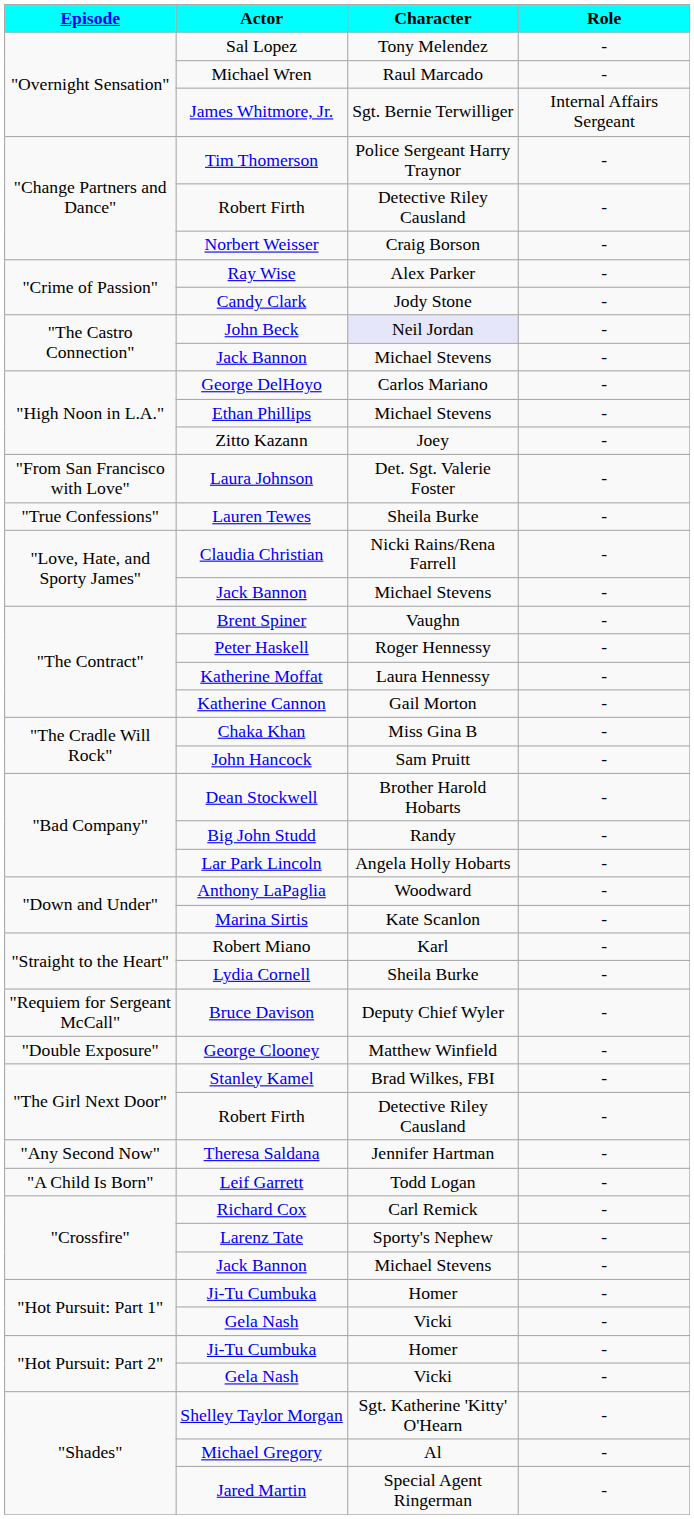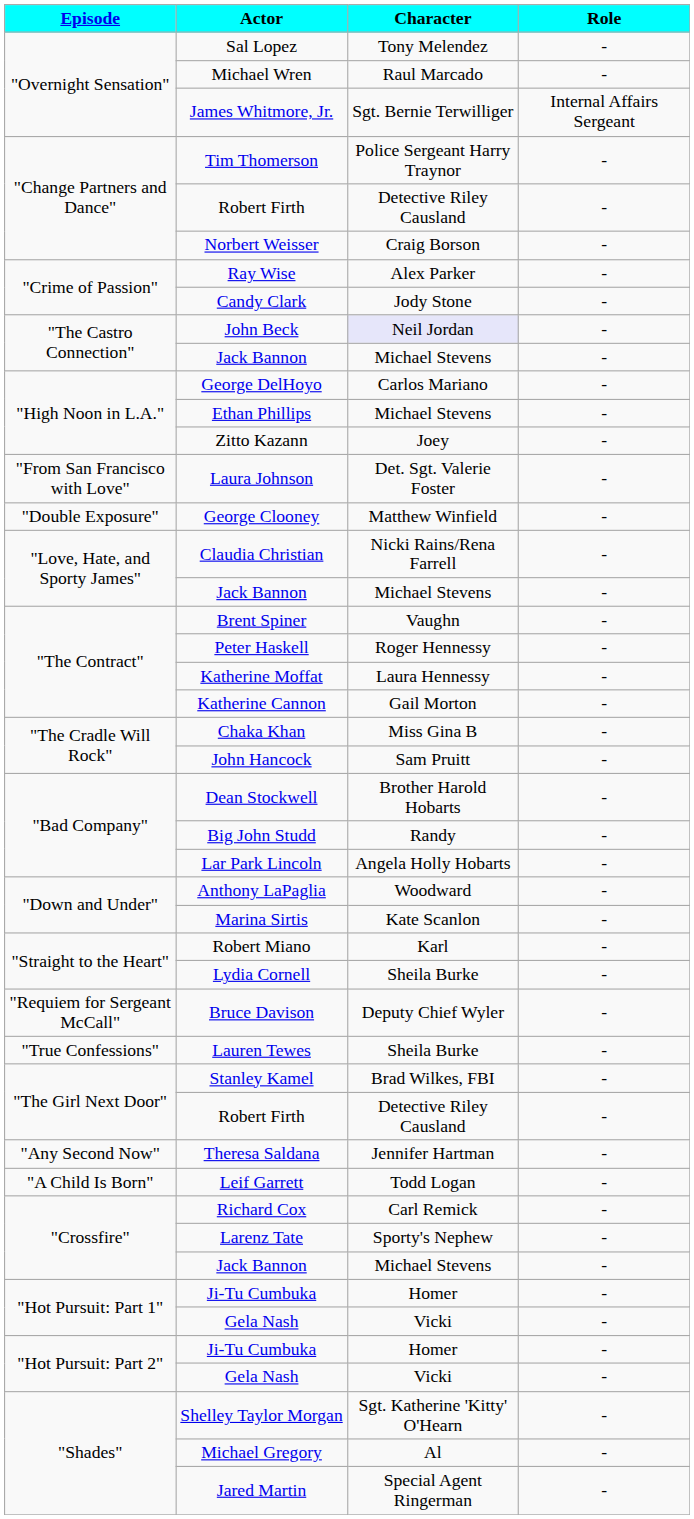rows swapped: (90, 516) <-> (90, 1050)
